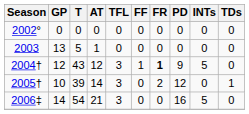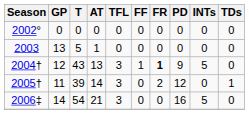(97, 65) 12 -> (97, 65) 13
(59, 83) 10 -> (59, 83) 11
